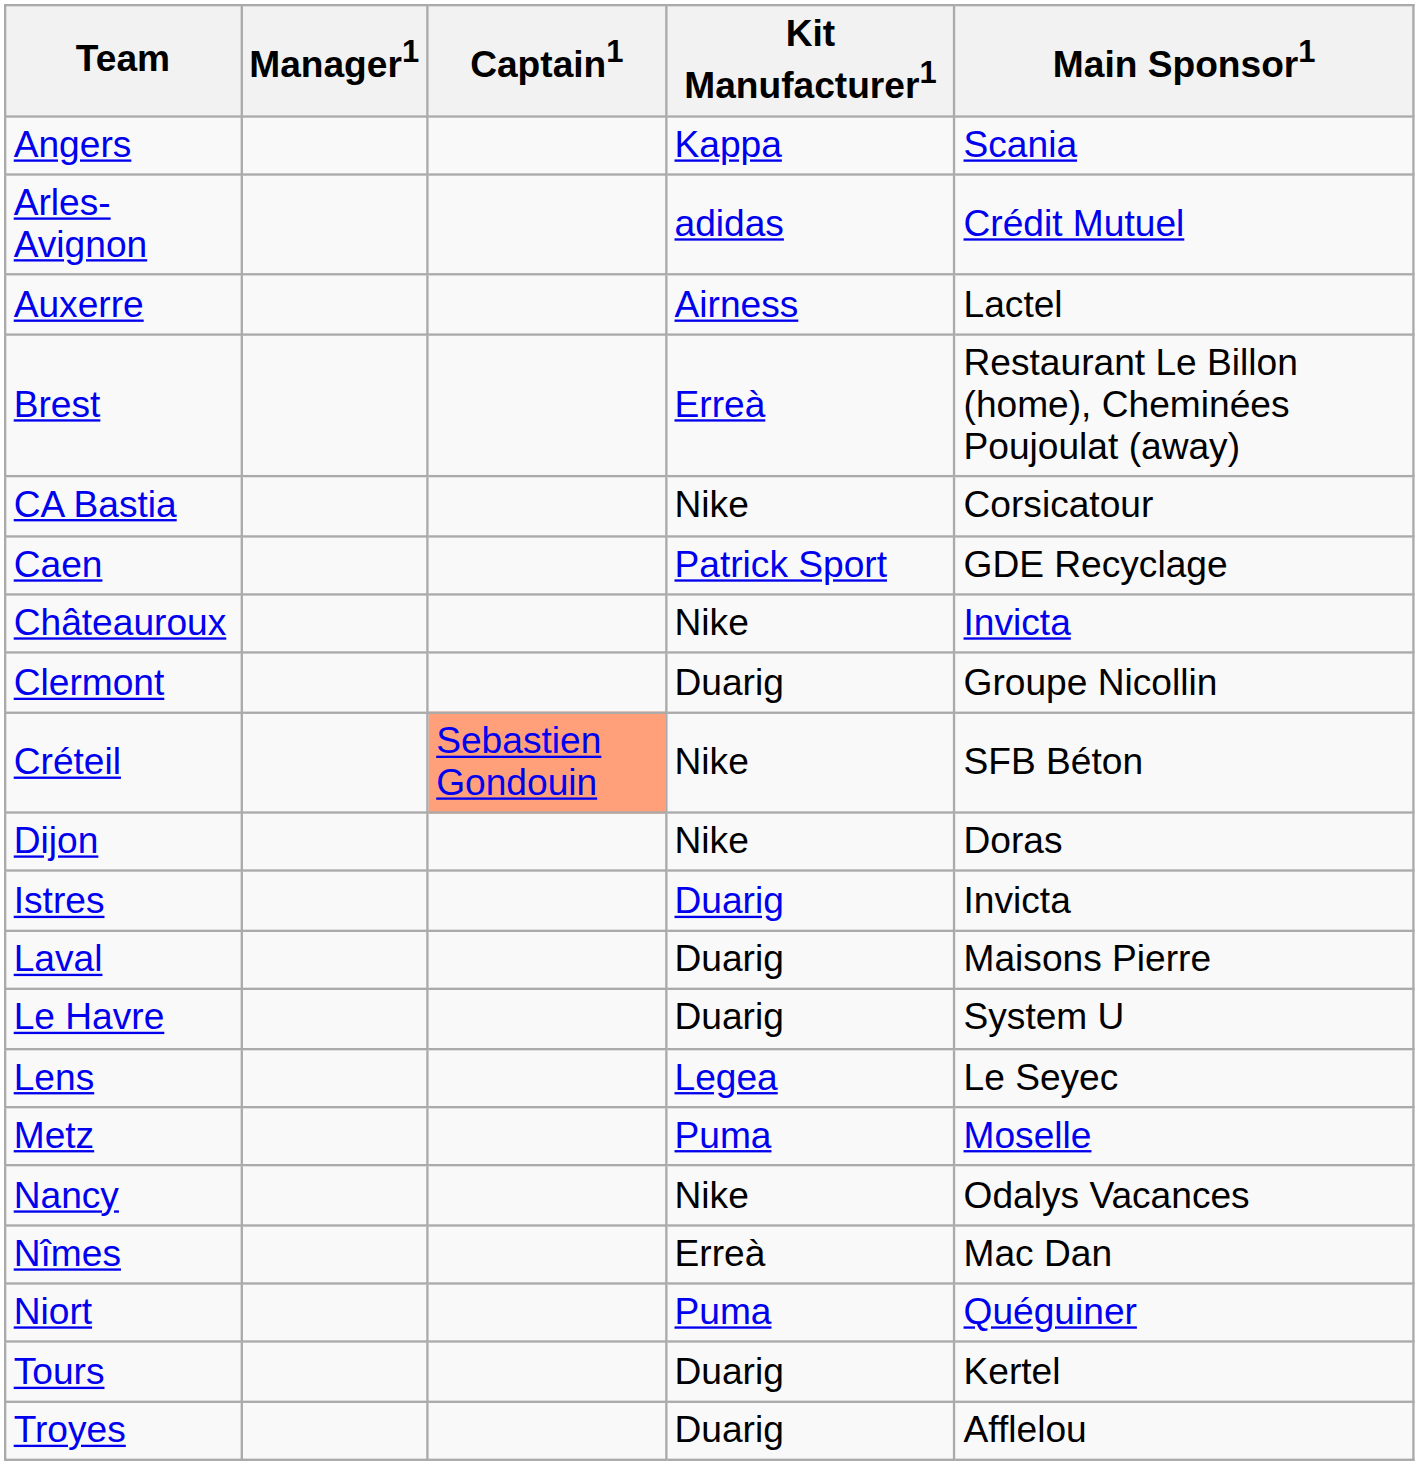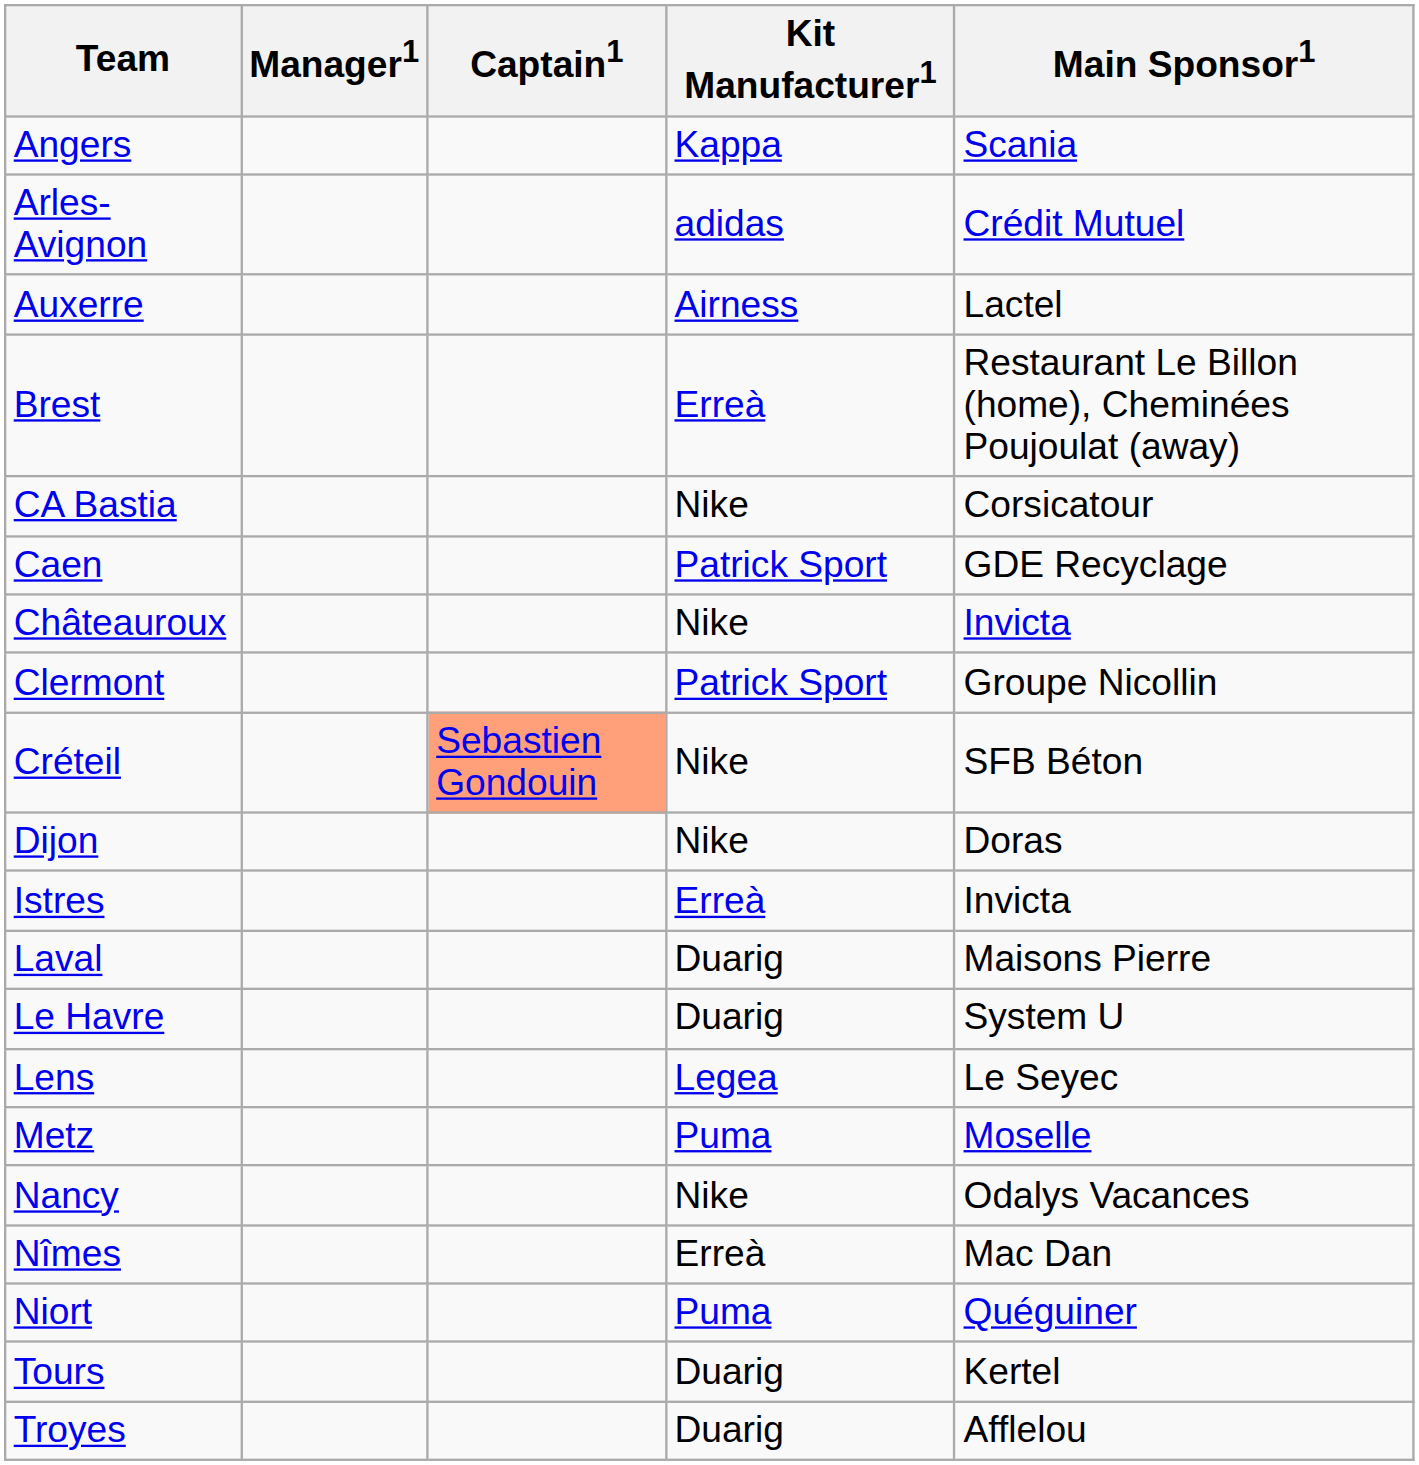(729, 681) Duarig -> (781, 681) Patrick Sport
(729, 900) Duarig -> (720, 900) Erreà
